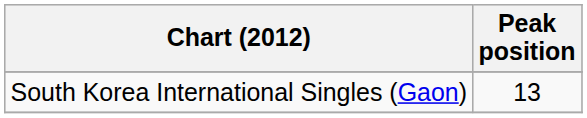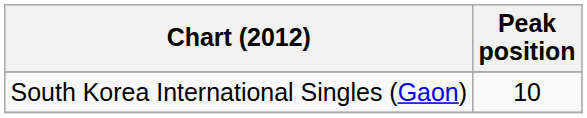(527, 91) 13 -> (527, 91) 10
